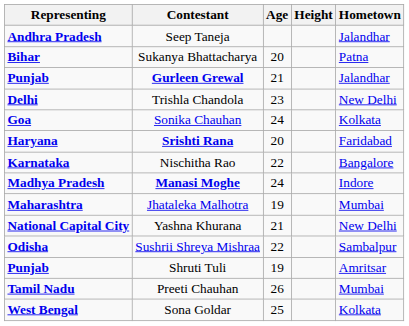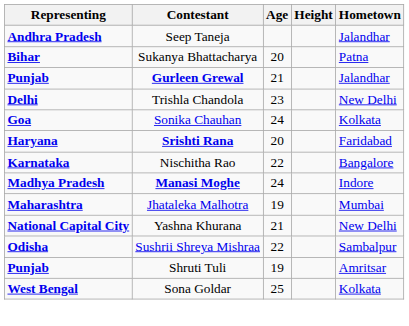- row: (198, 288)
